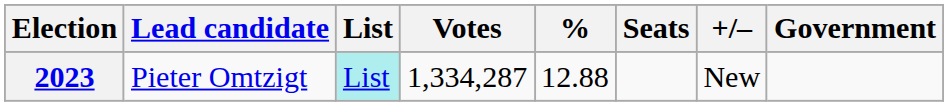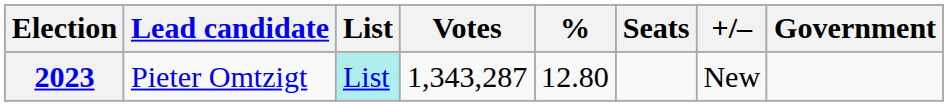(467, 76) 1,334,287 -> (467, 76) 1,343,287
(575, 76) 12.88 -> (575, 76) 12.80
